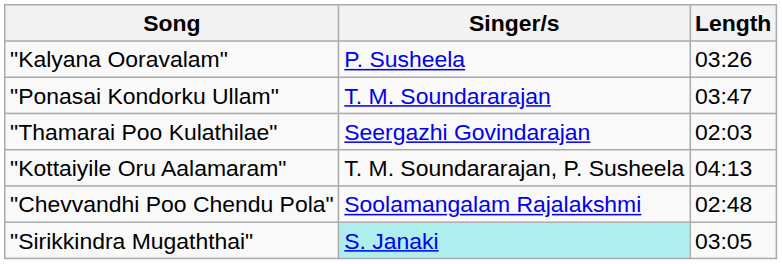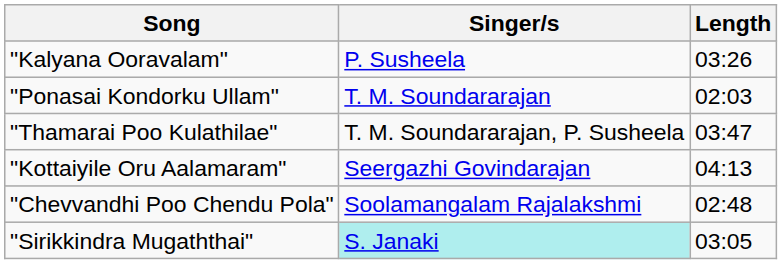(724, 96) 03:47 -> (724, 96) 02:03
(467, 132) Seergazhi Govindarajan -> (514, 132) T. M. Soundararajan, P. Susheela
(724, 132) 02:03 -> (724, 132) 03:47
(514, 168) T. M. Soundararajan, P. Susheela -> (467, 168) Seergazhi Govindarajan
